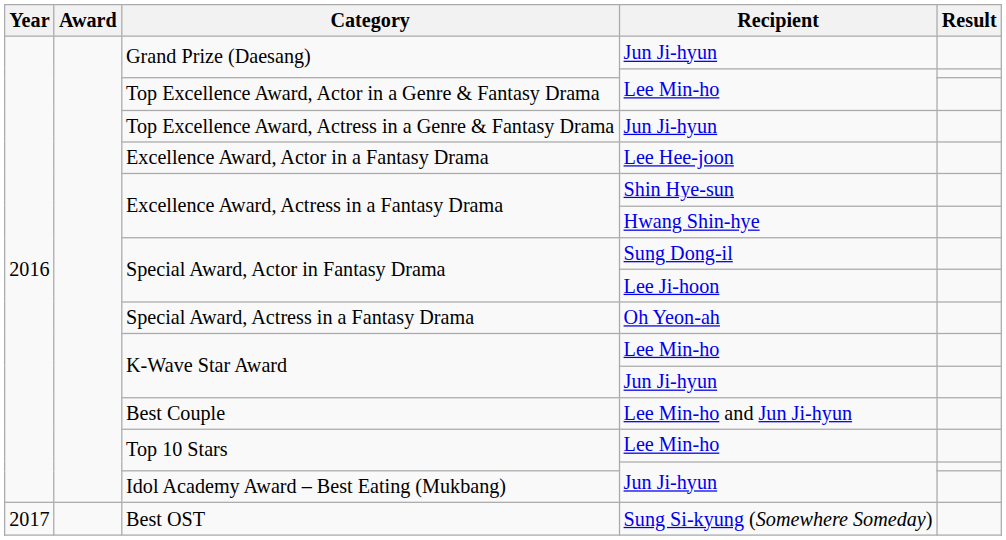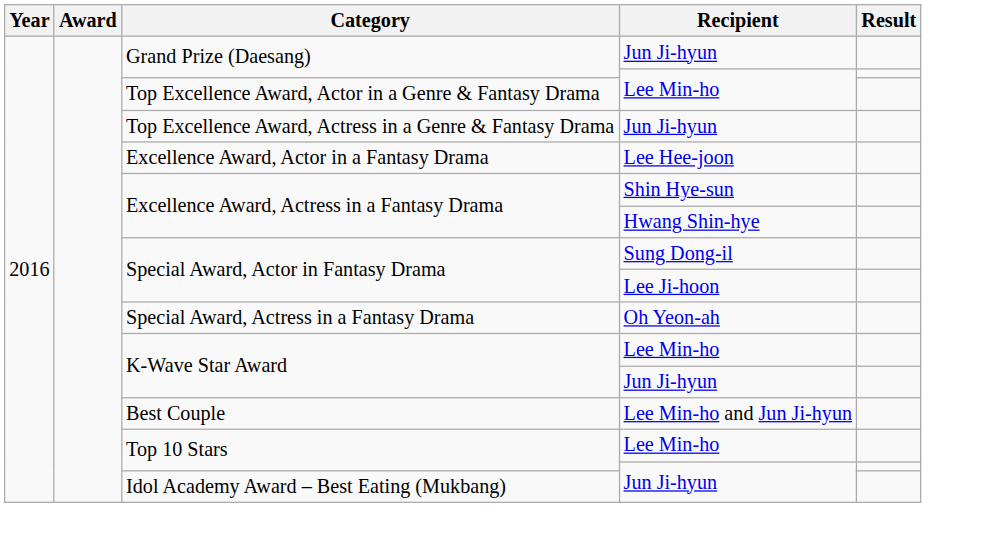- row: (166, 518)
